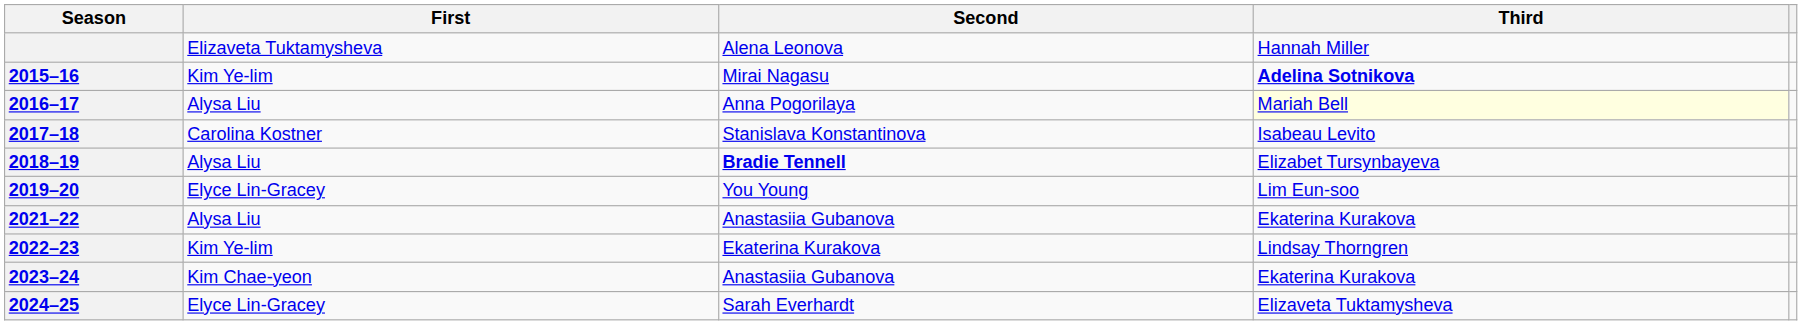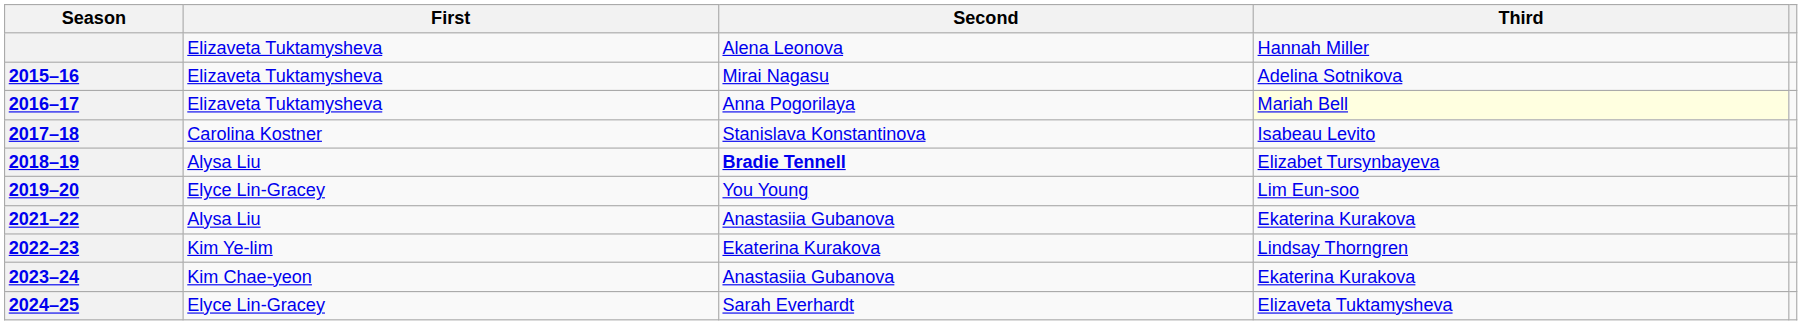(230, 76) Kim Ye-lim -> (285, 76) Elizaveta Tuktamysheva
(1336, 76) bold -> (1330, 76) normal
(224, 104) Alysa Liu -> (285, 104) Elizaveta Tuktamysheva
